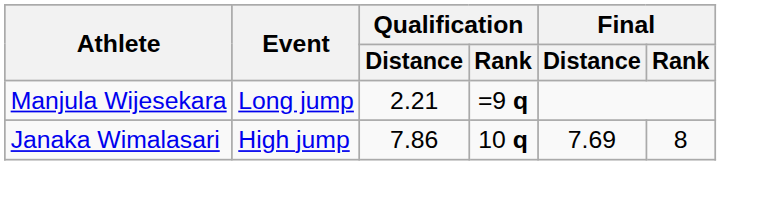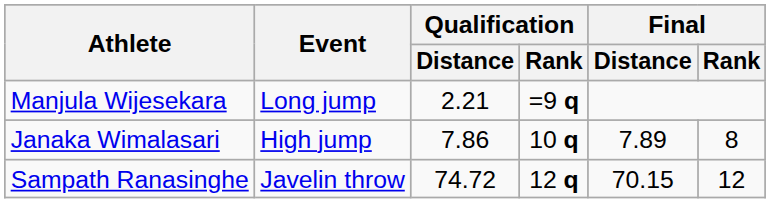(592, 140) 7.69 -> (643, 140) 7.89
+ row: (130, 179)
